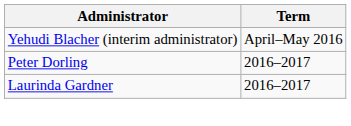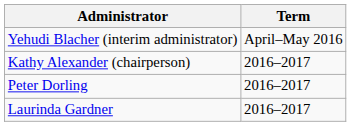+ row: (99, 62)
